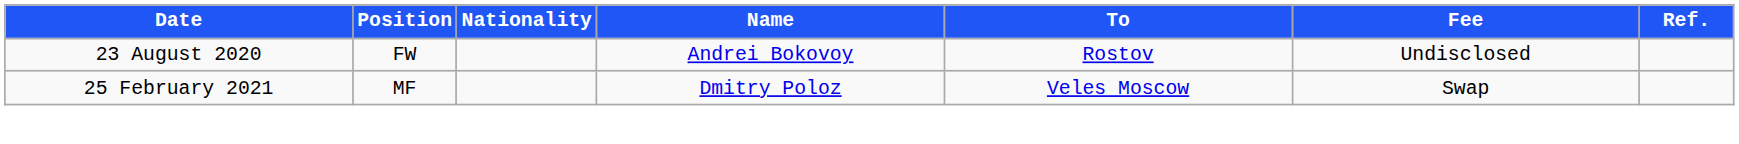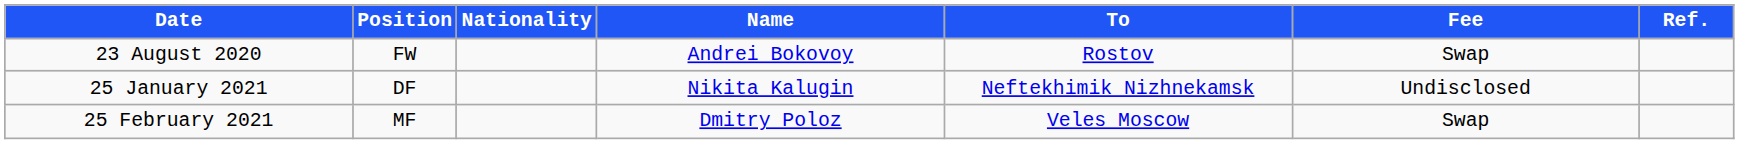(1466, 54) Undisclosed -> (1466, 54) Swap
+ row: (179, 88)
